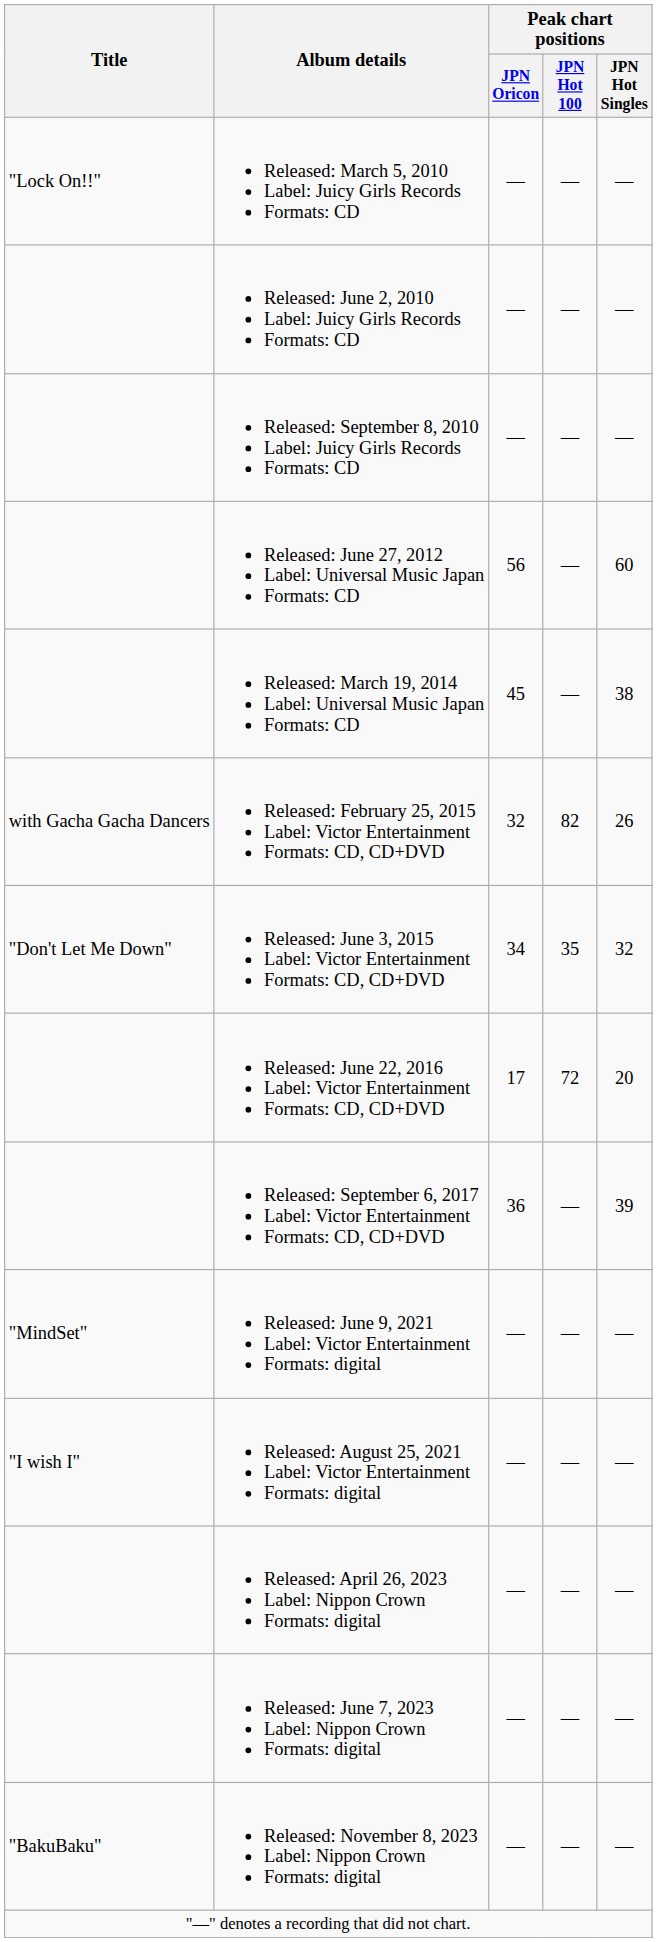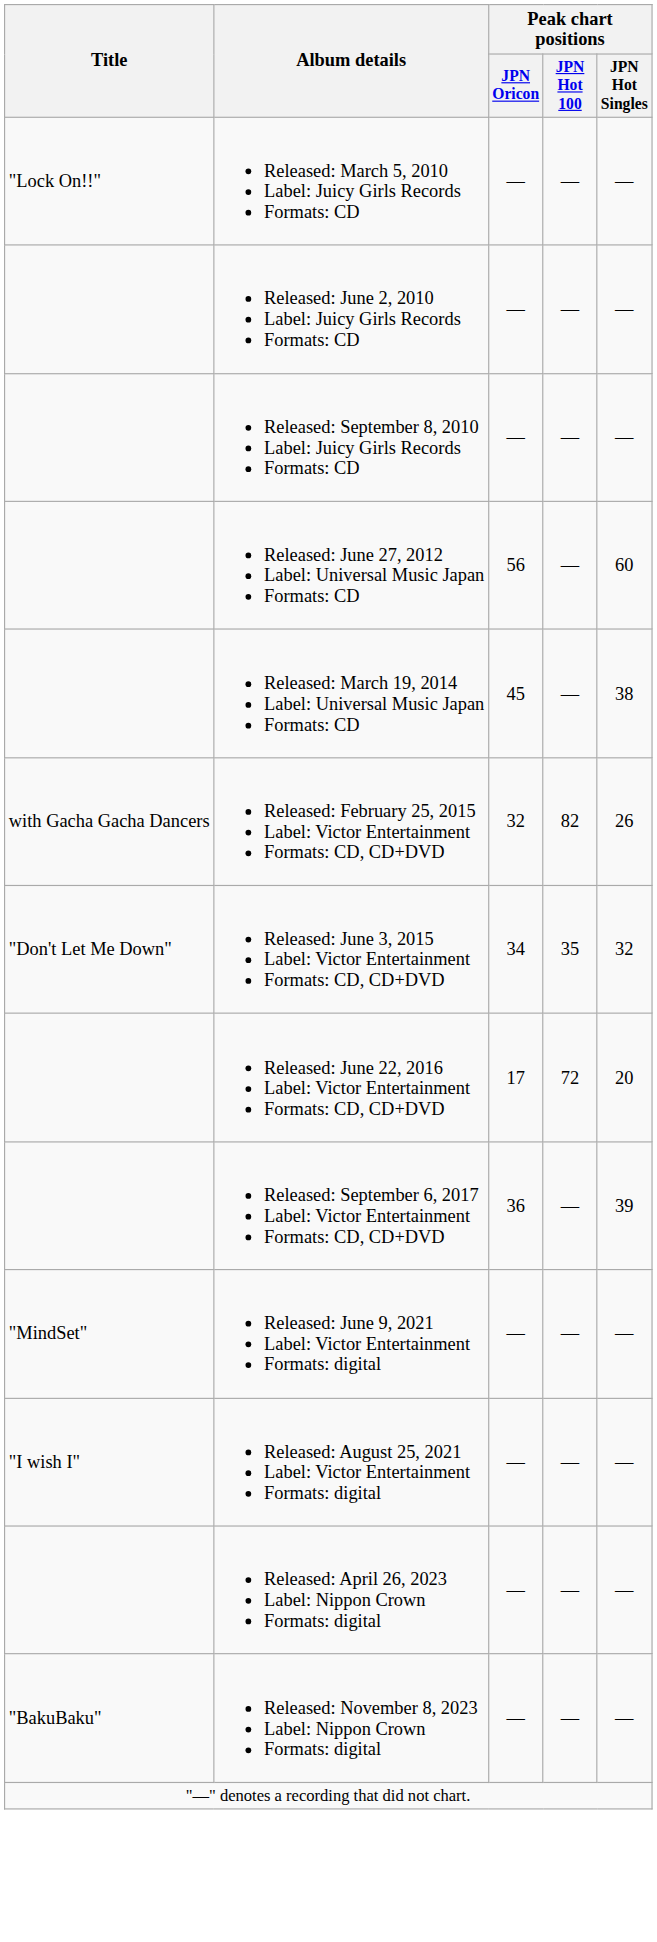- row: (351, 1728)
